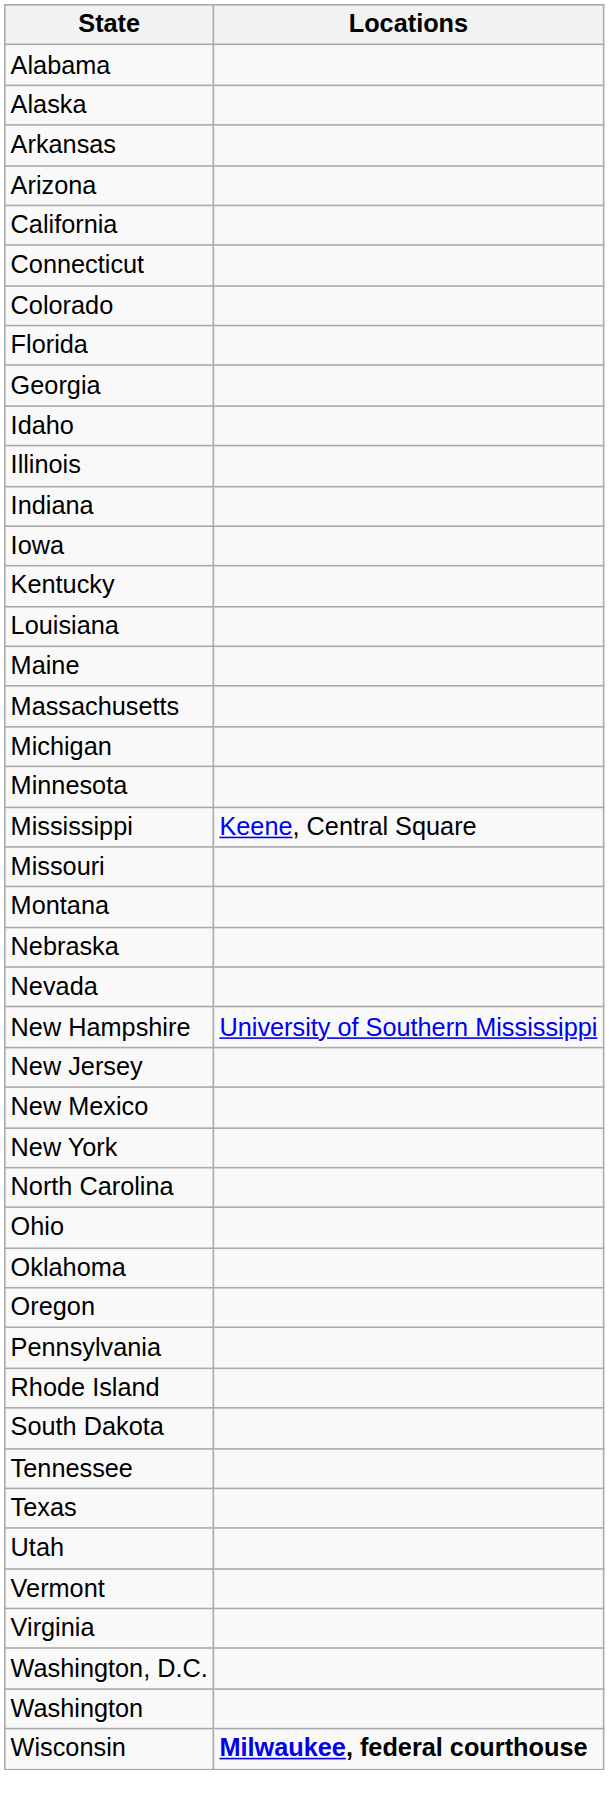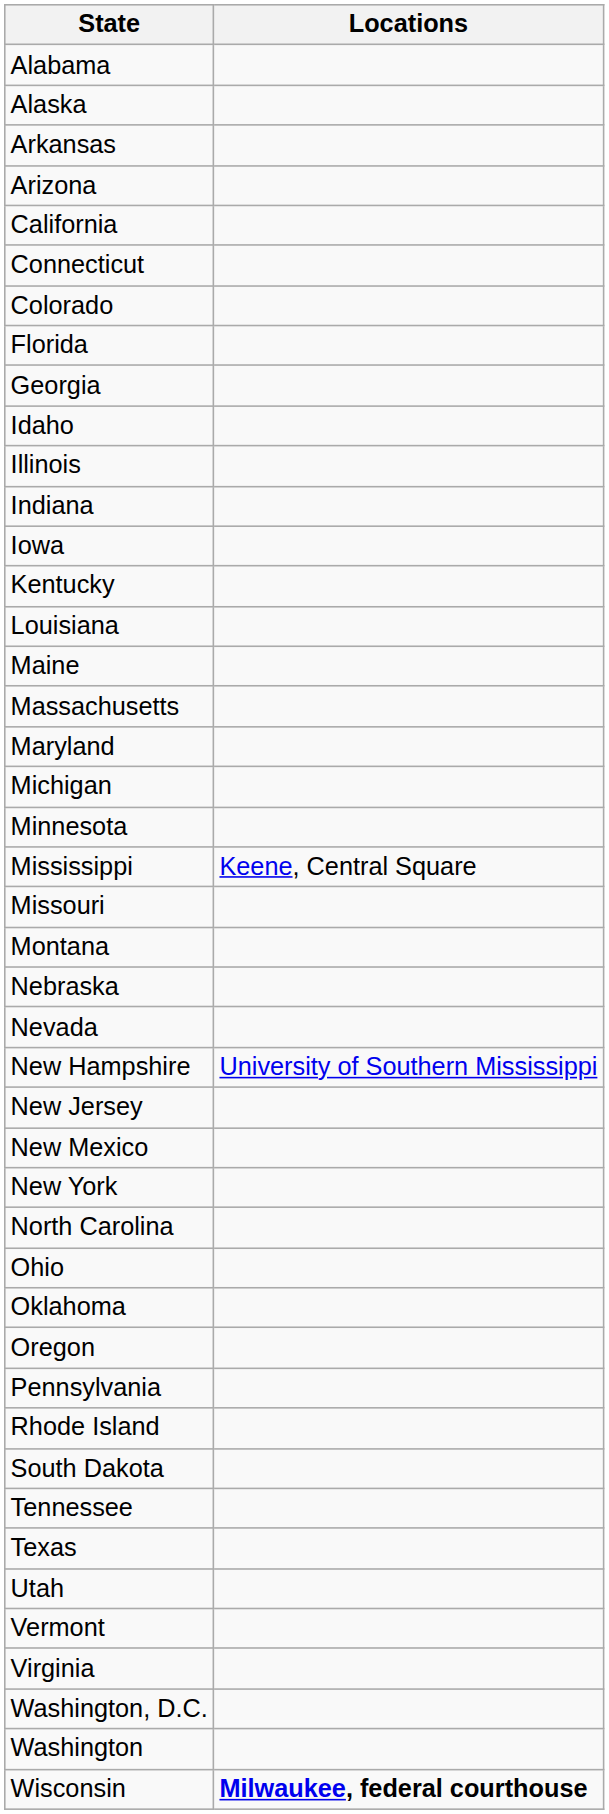+ row: (63, 746)
